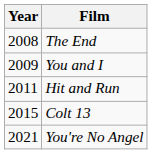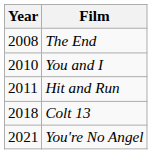(23, 64) 2009 -> (23, 64) 2010
(23, 112) 2015 -> (23, 112) 2018
